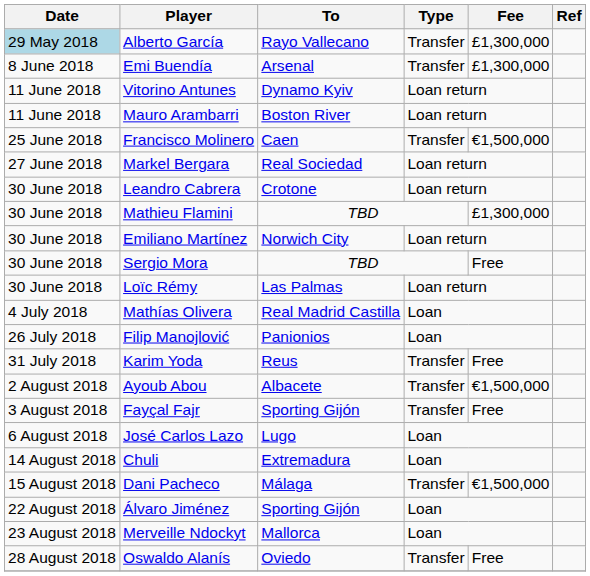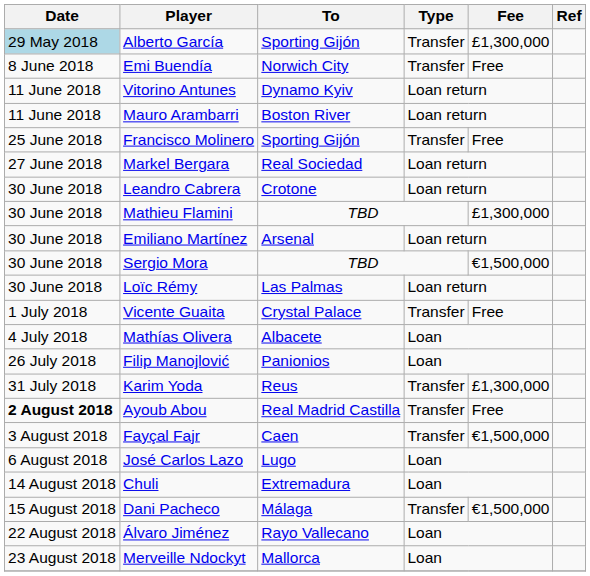(315, 41) Rayo Vallecano -> (311, 41) Sporting Gijón
(288, 66) Arsenal -> (305, 66) Norwich City
(511, 66) £1,300,000 -> (488, 66) Free
(280, 139) Caen -> (311, 139) Sporting Gijón
(511, 139) €1,500,000 -> (488, 139) Free
(305, 238) Norwich City -> (288, 238) Arsenal
(488, 262) Free -> (511, 262) €1,500,000
+ row: (174, 312)
(331, 312) Real Madrid Castilla -> (292, 336) Albacete
(488, 361) Free -> (511, 386) £1,300,000
(58, 386) normal -> (60, 410) bold
(292, 386) Albacete -> (331, 410) Real Madrid Castilla
(511, 386) €1,500,000 -> (488, 410) Free
(311, 410) Sporting Gijón -> (280, 435) Caen
(488, 410) Free -> (511, 435) €1,500,000
(311, 509) Sporting Gijón -> (315, 533) Rayo Vallecano
- row: (177, 558)
